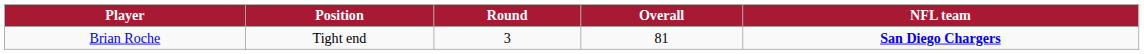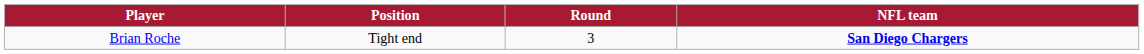- column: (662, 15)
